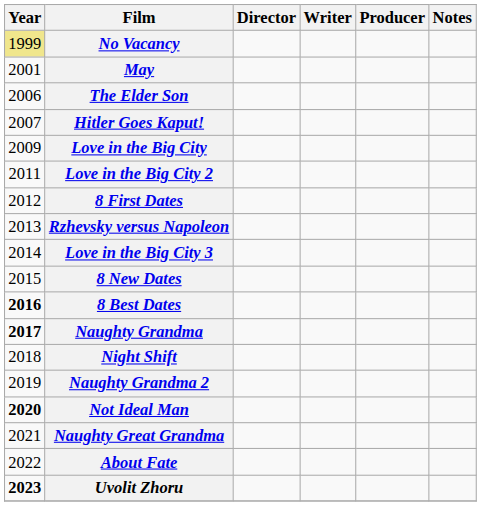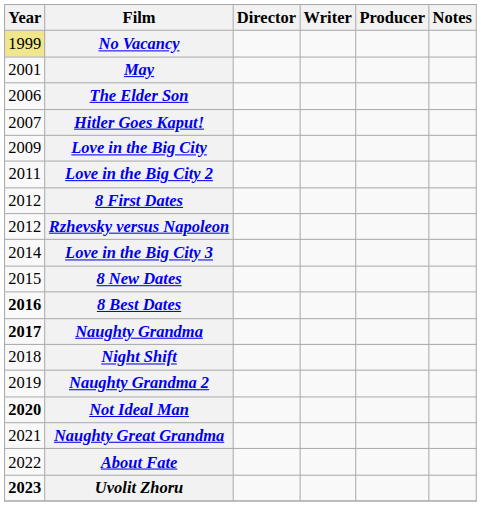(25, 226) 2013 -> (25, 226) 2012
